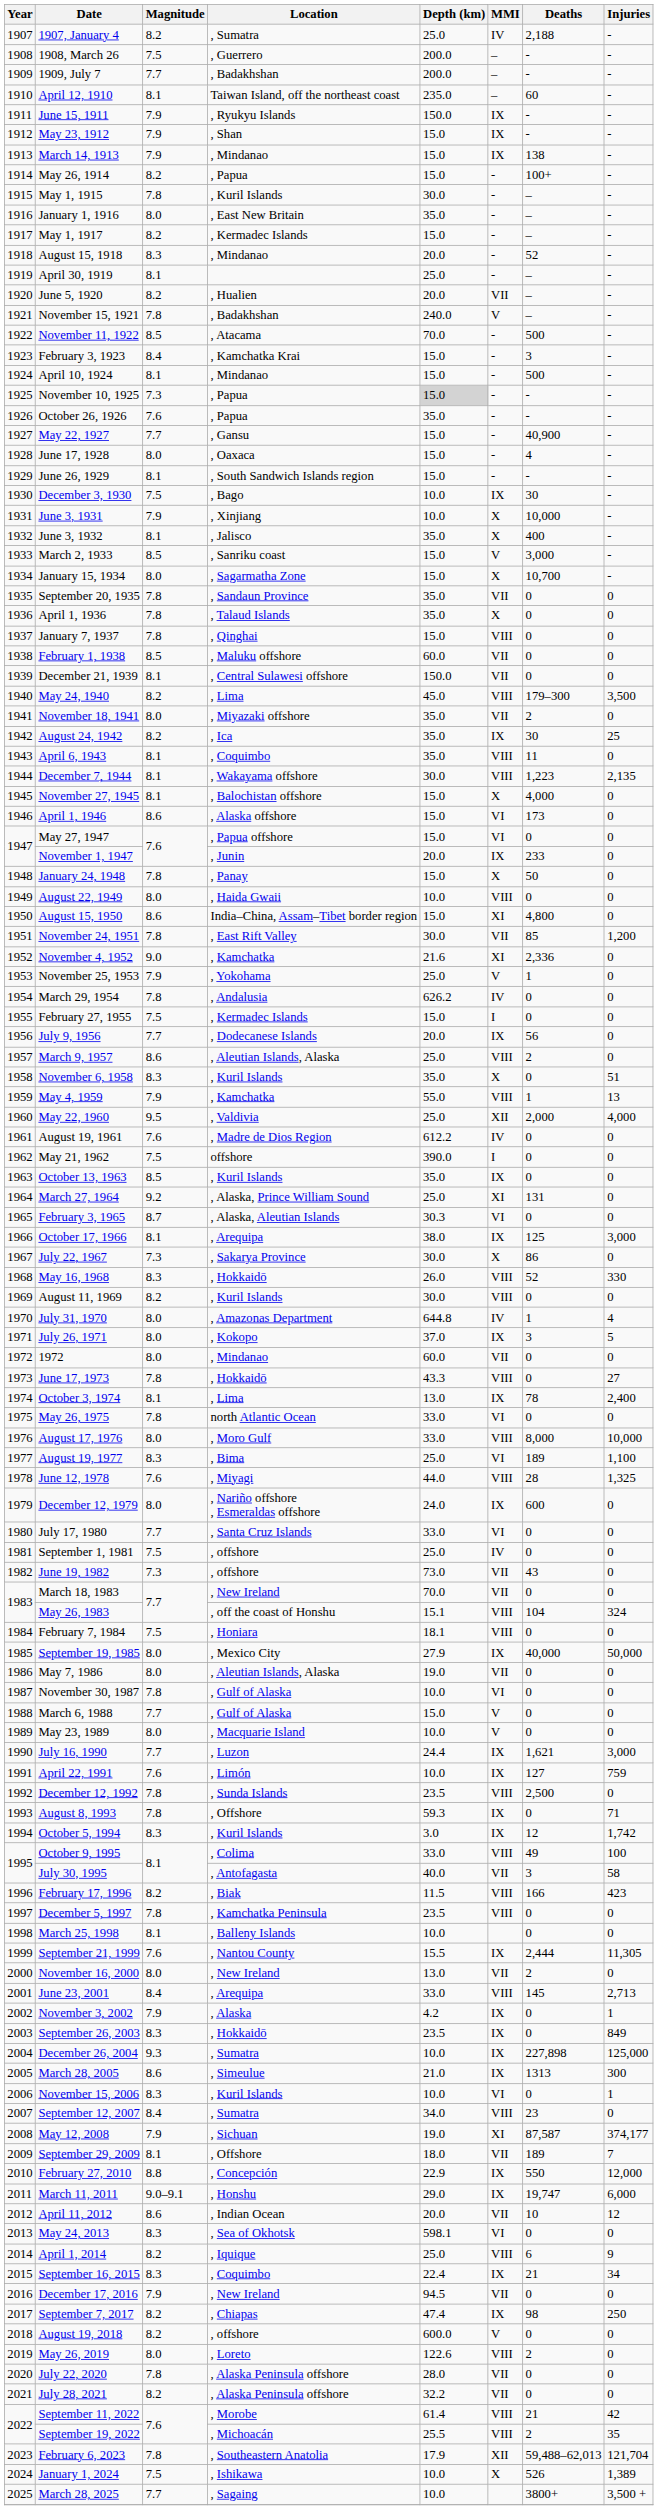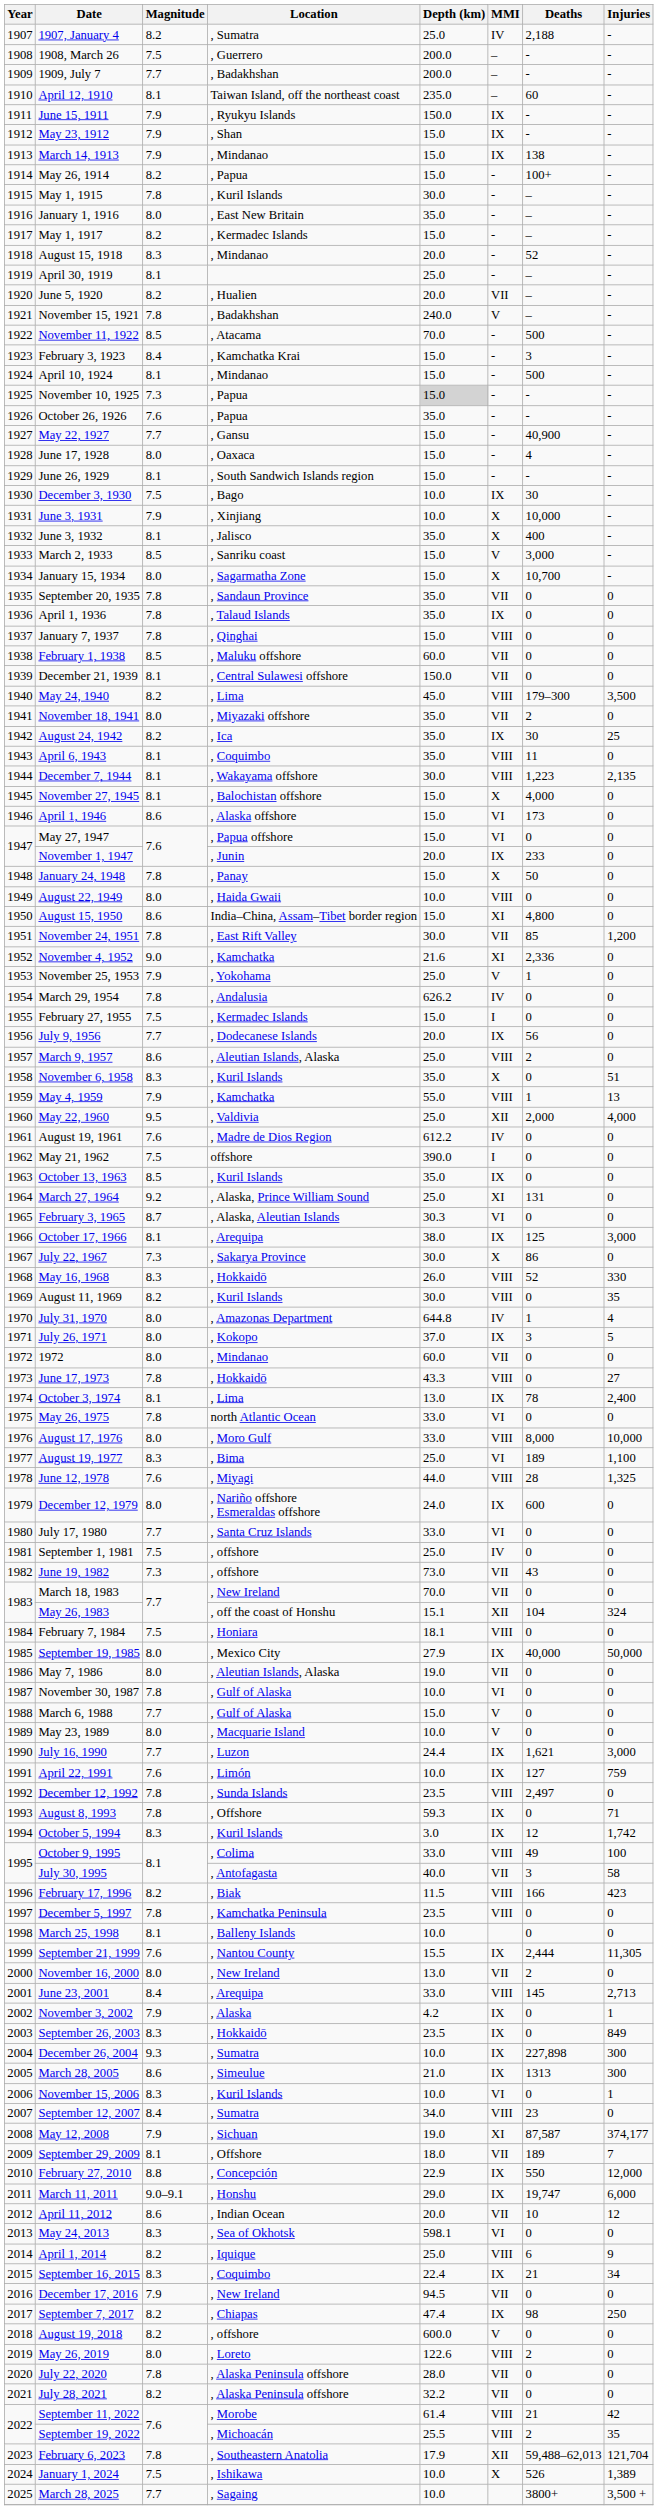(496, 615) X -> (498, 615) IX
(610, 1297) 0 -> (614, 1297) 35
(502, 1612) VIII -> (500, 1612) XII
(540, 1792) 2,500 -> (540, 1792) 2,497
(628, 2053) 125,000 -> (617, 2053) 300
